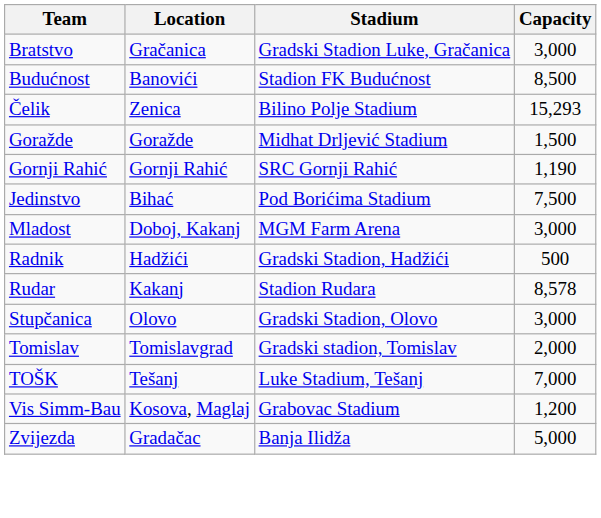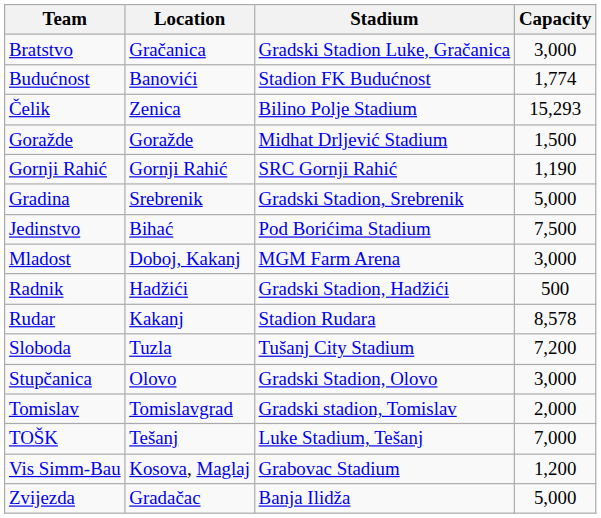(555, 79) 8,500 -> (555, 79) 1,774
+ row: (39, 199)
+ row: (40, 348)
